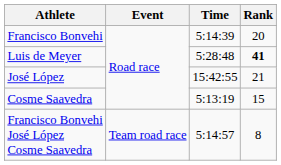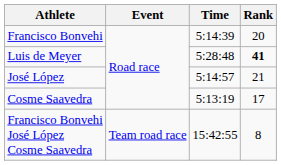(215, 78) 15:42:55 -> (215, 78) 5:14:57
(258, 98) 15 -> (258, 98) 17
(215, 134) 5:14:57 -> (215, 134) 15:42:55
